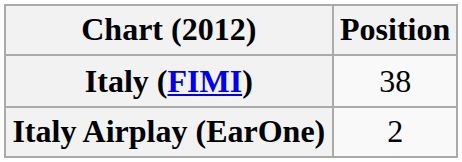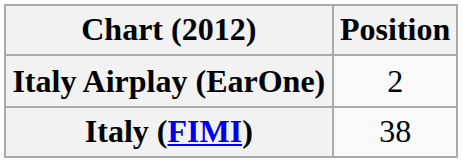rows swapped: (169, 80) <-> (169, 131)
